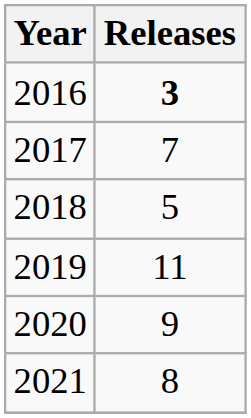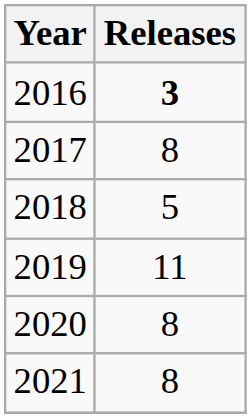(170, 149) 7 -> (170, 149) 8
(170, 324) 9 -> (170, 324) 8
